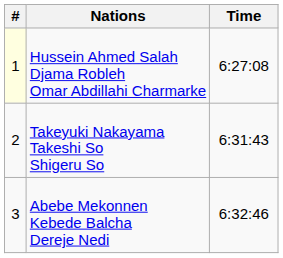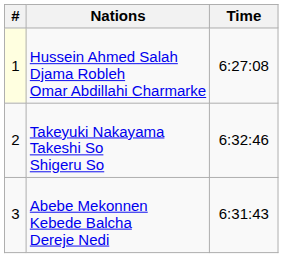(244, 140) 6:31:43 -> (244, 140) 6:32:46
(244, 214) 6:32:46 -> (244, 214) 6:31:43
